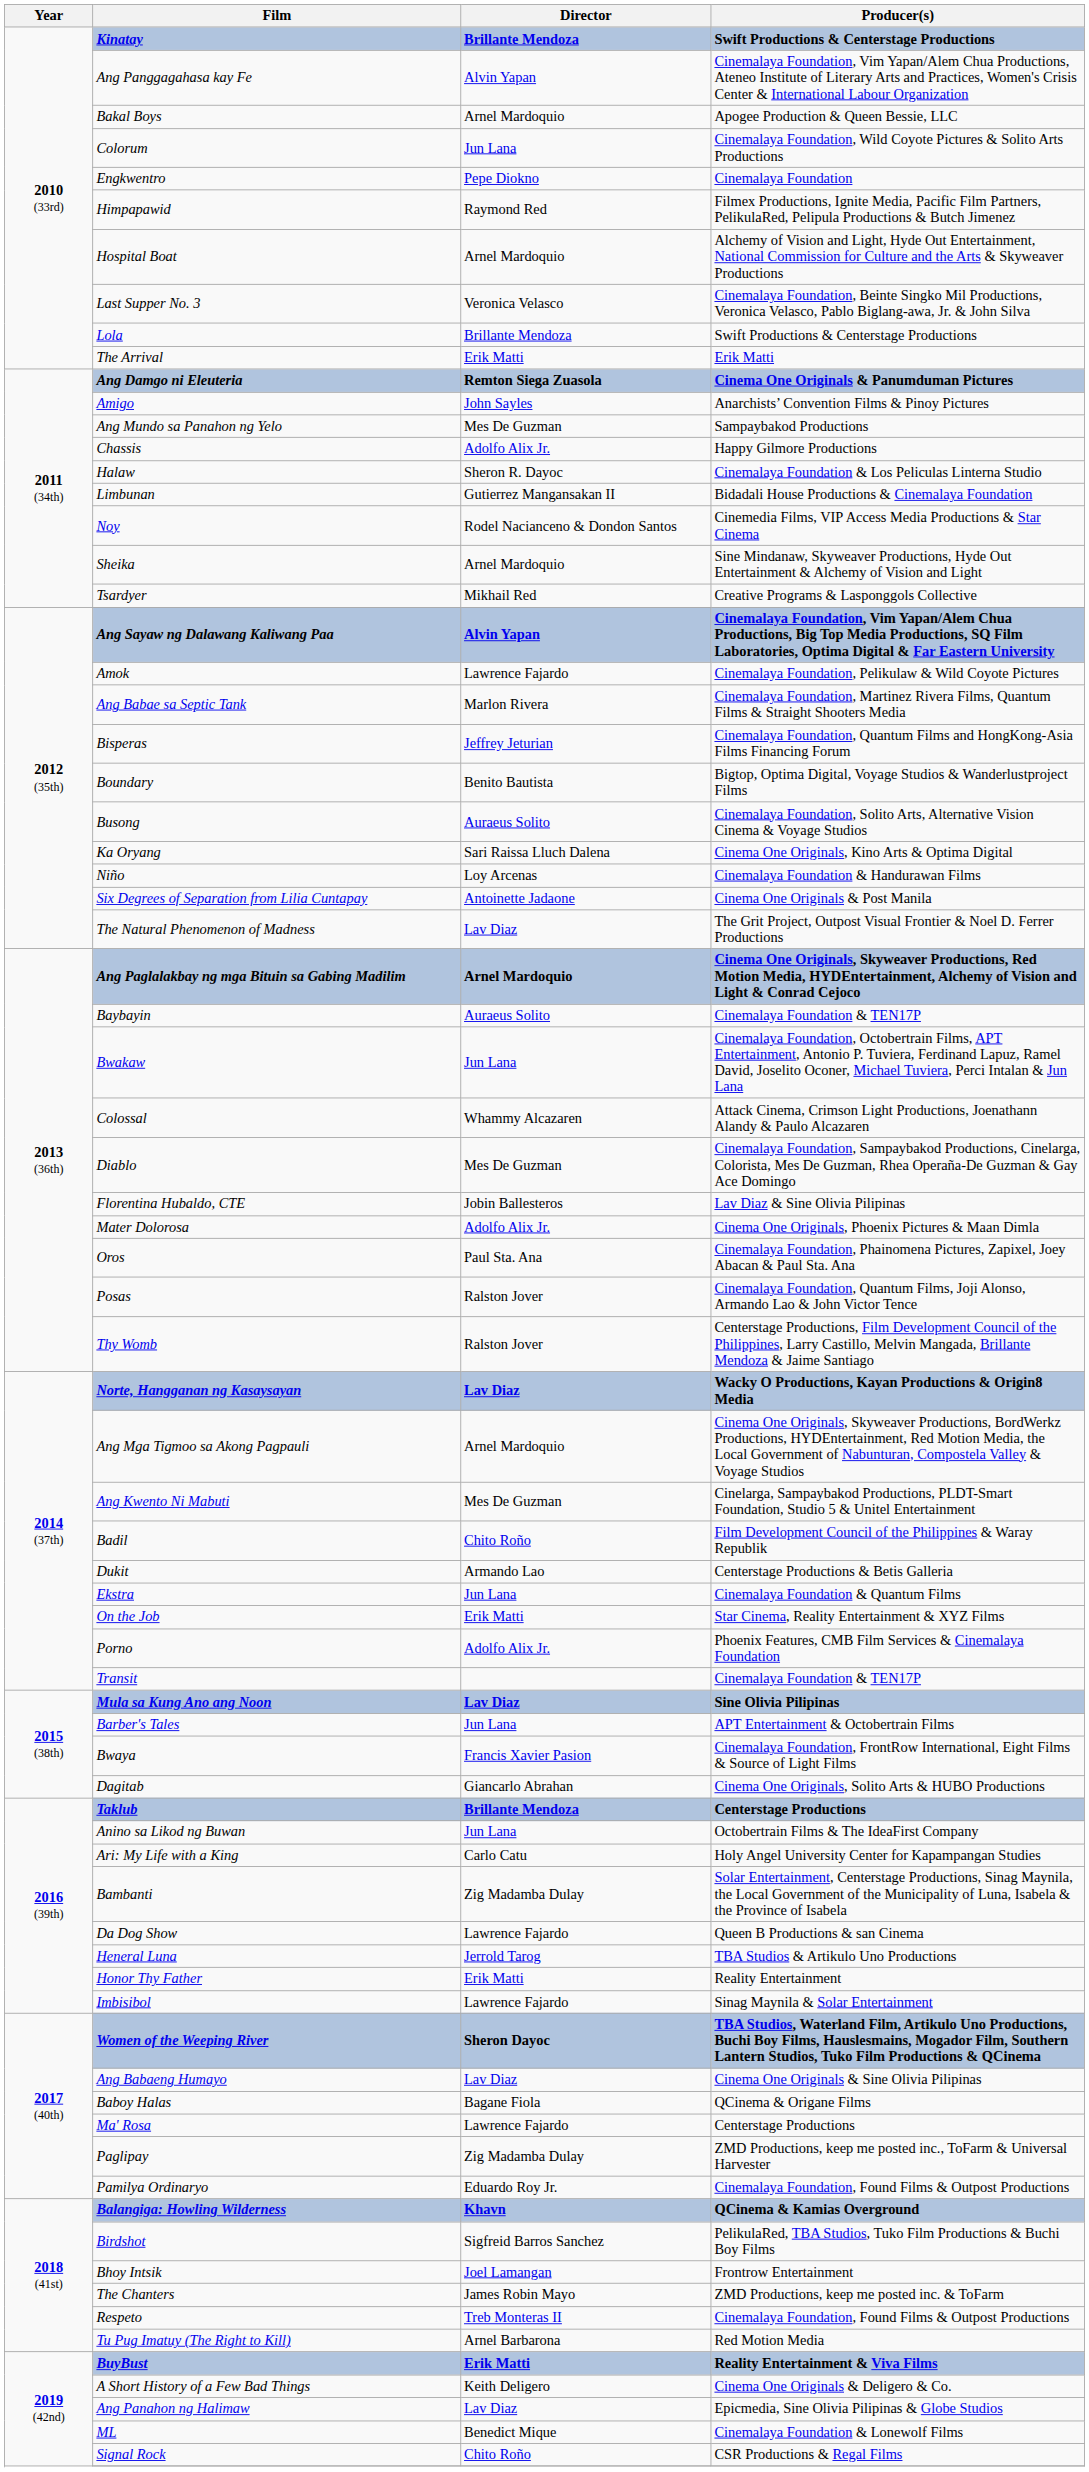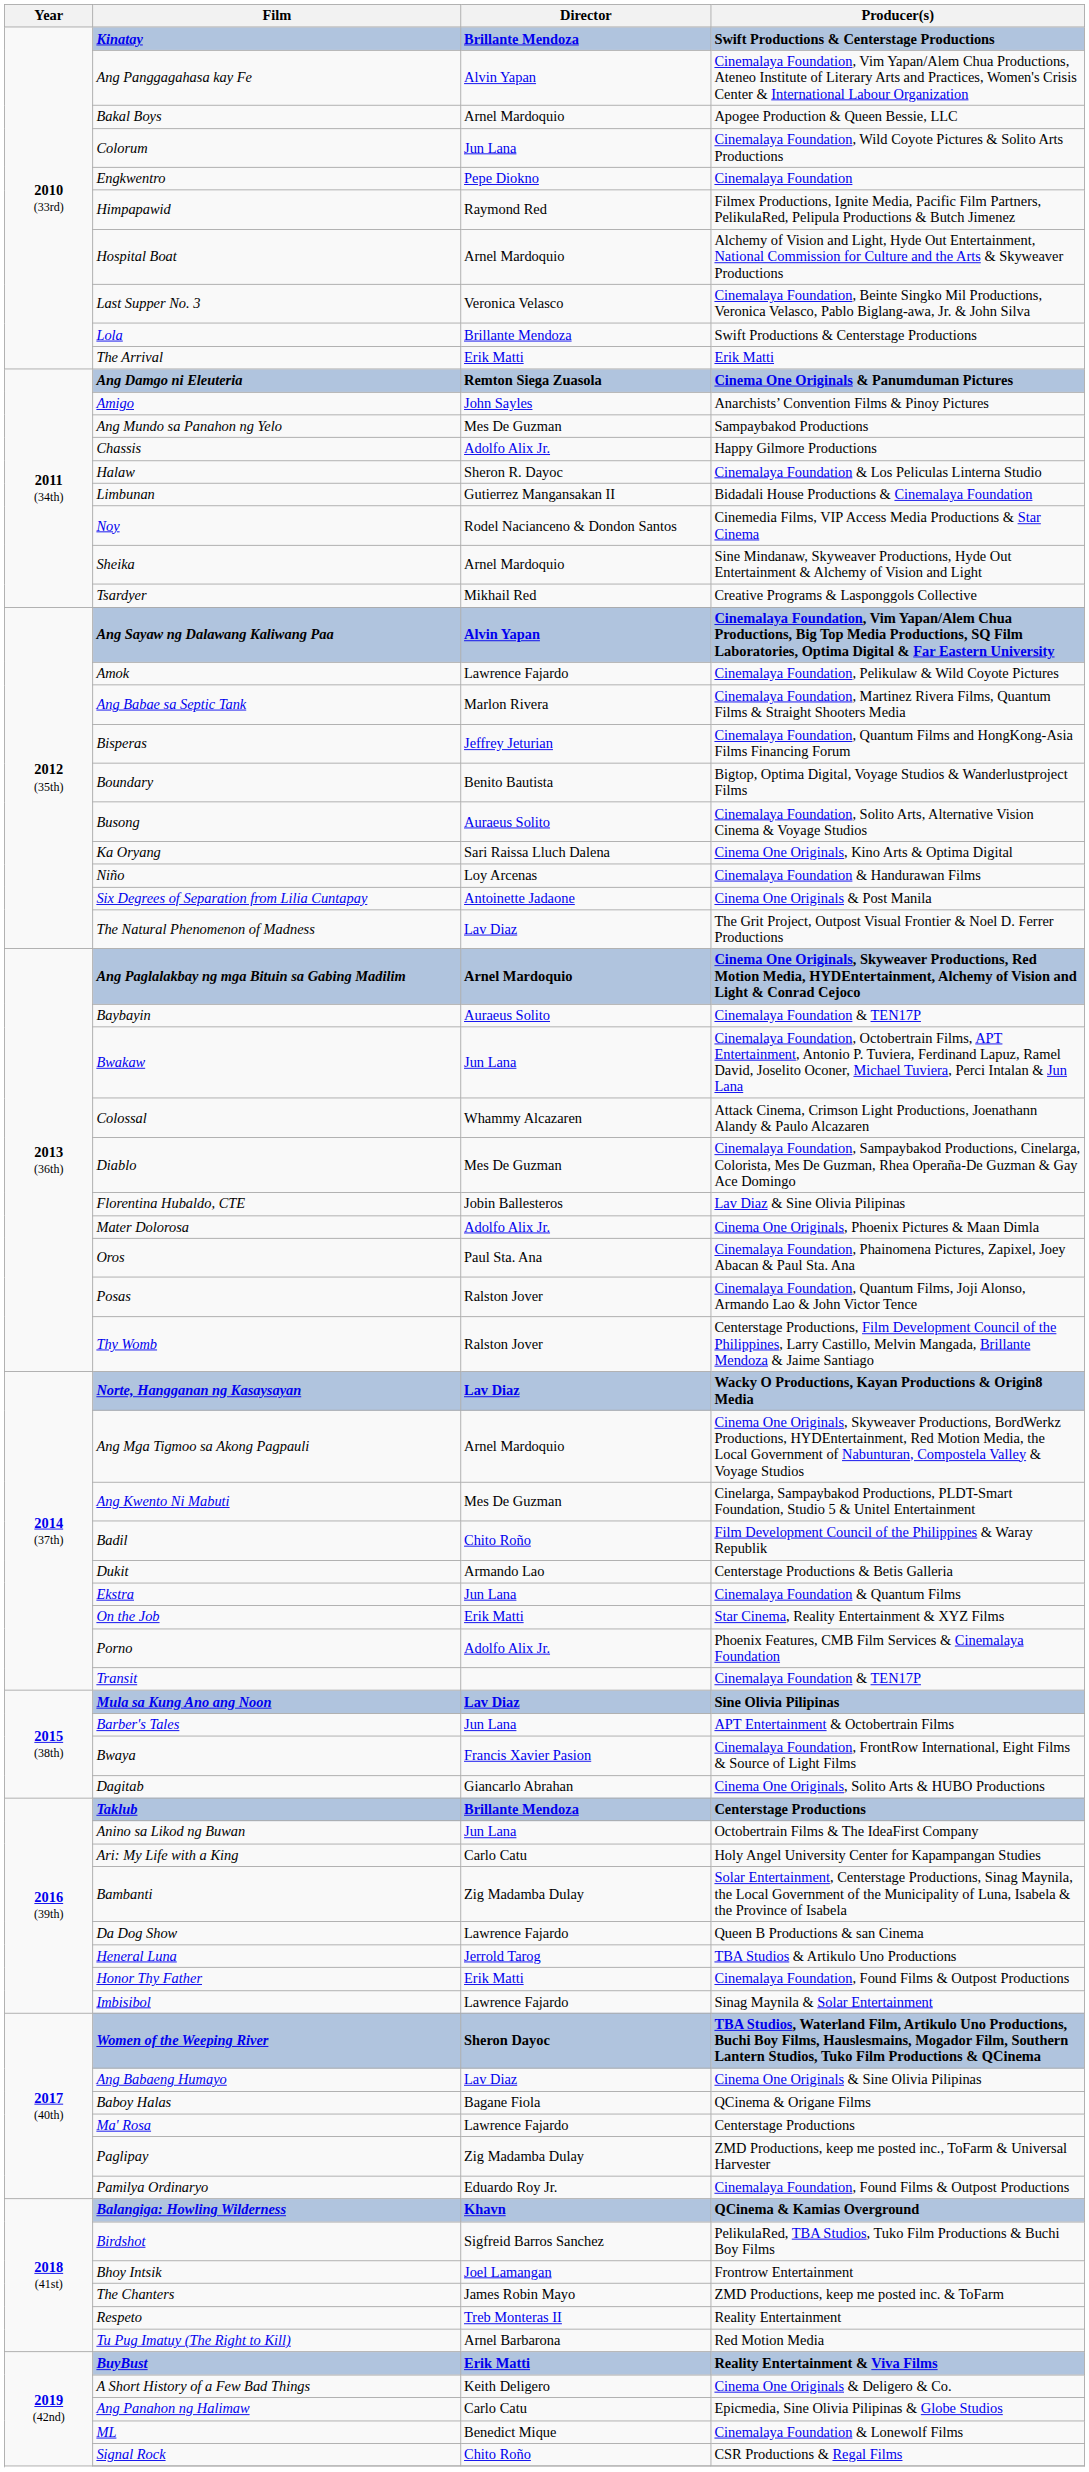(778, 1978) Reality Entertainment -> (892, 1978) Cinemalaya Foundation, Found Films & Outpost Productions
(892, 2317) Cinemalaya Foundation, Found Films & Outpost Productions -> (778, 2317) Reality Entertainment
(491, 2409) Lav Diaz -> (495, 2409) Carlo Catu
